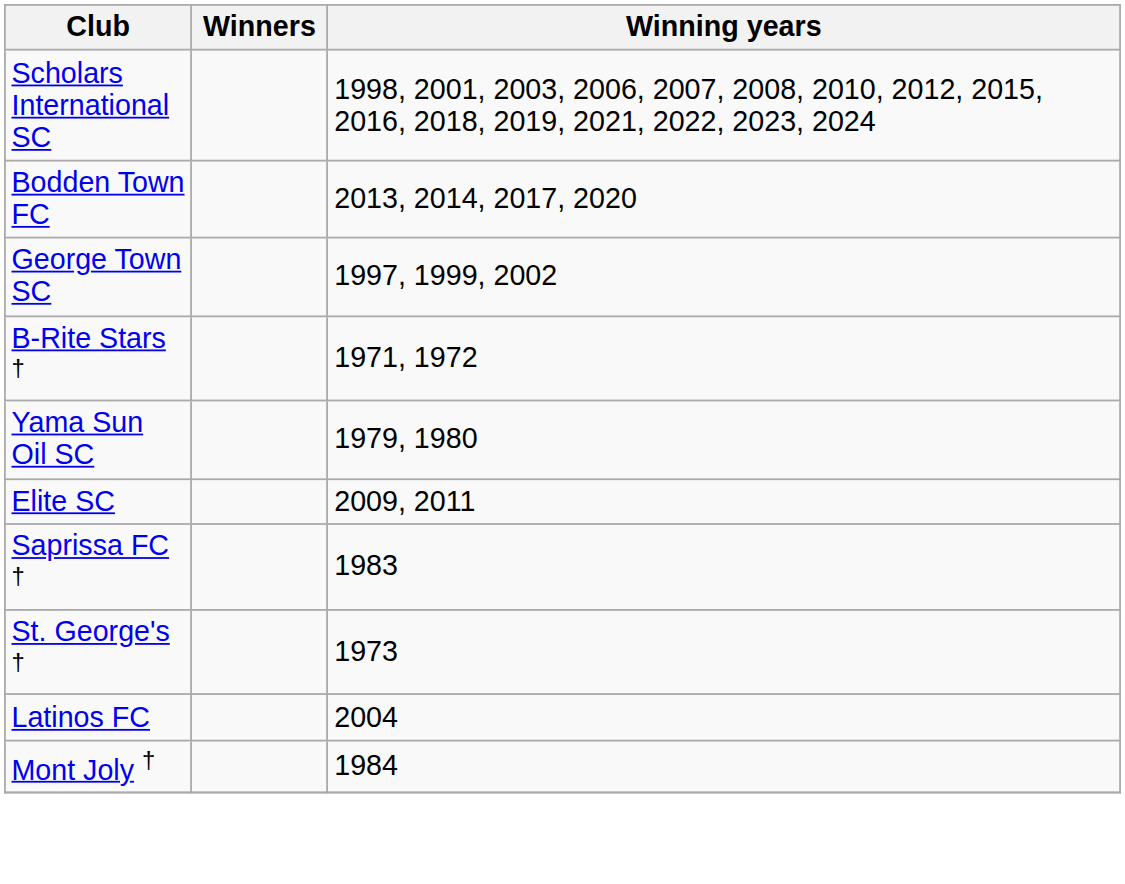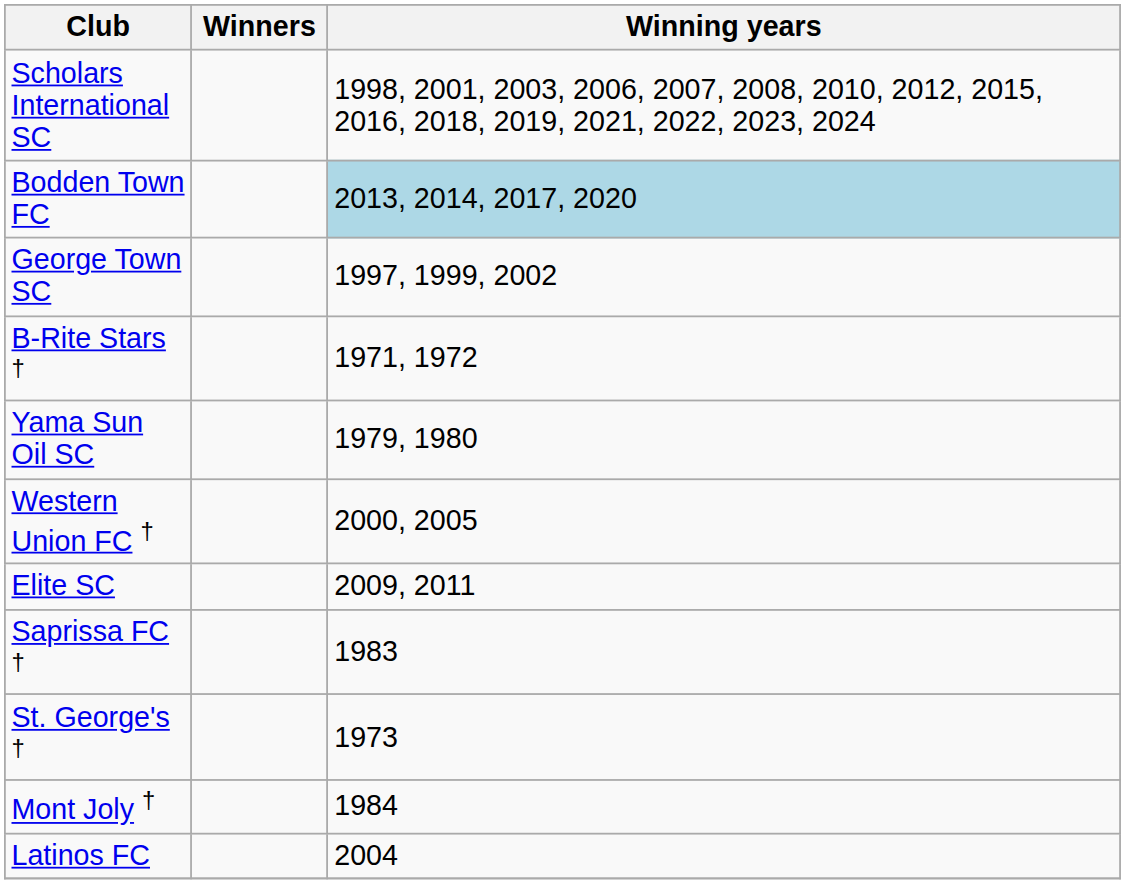(486, 198) no background -> (486, 198) lightblue background
+ row: (83, 520)
rows swapped: (83, 766) <-> (81, 717)
